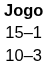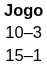rows swapped: (24, 55) <-> (24, 33)
